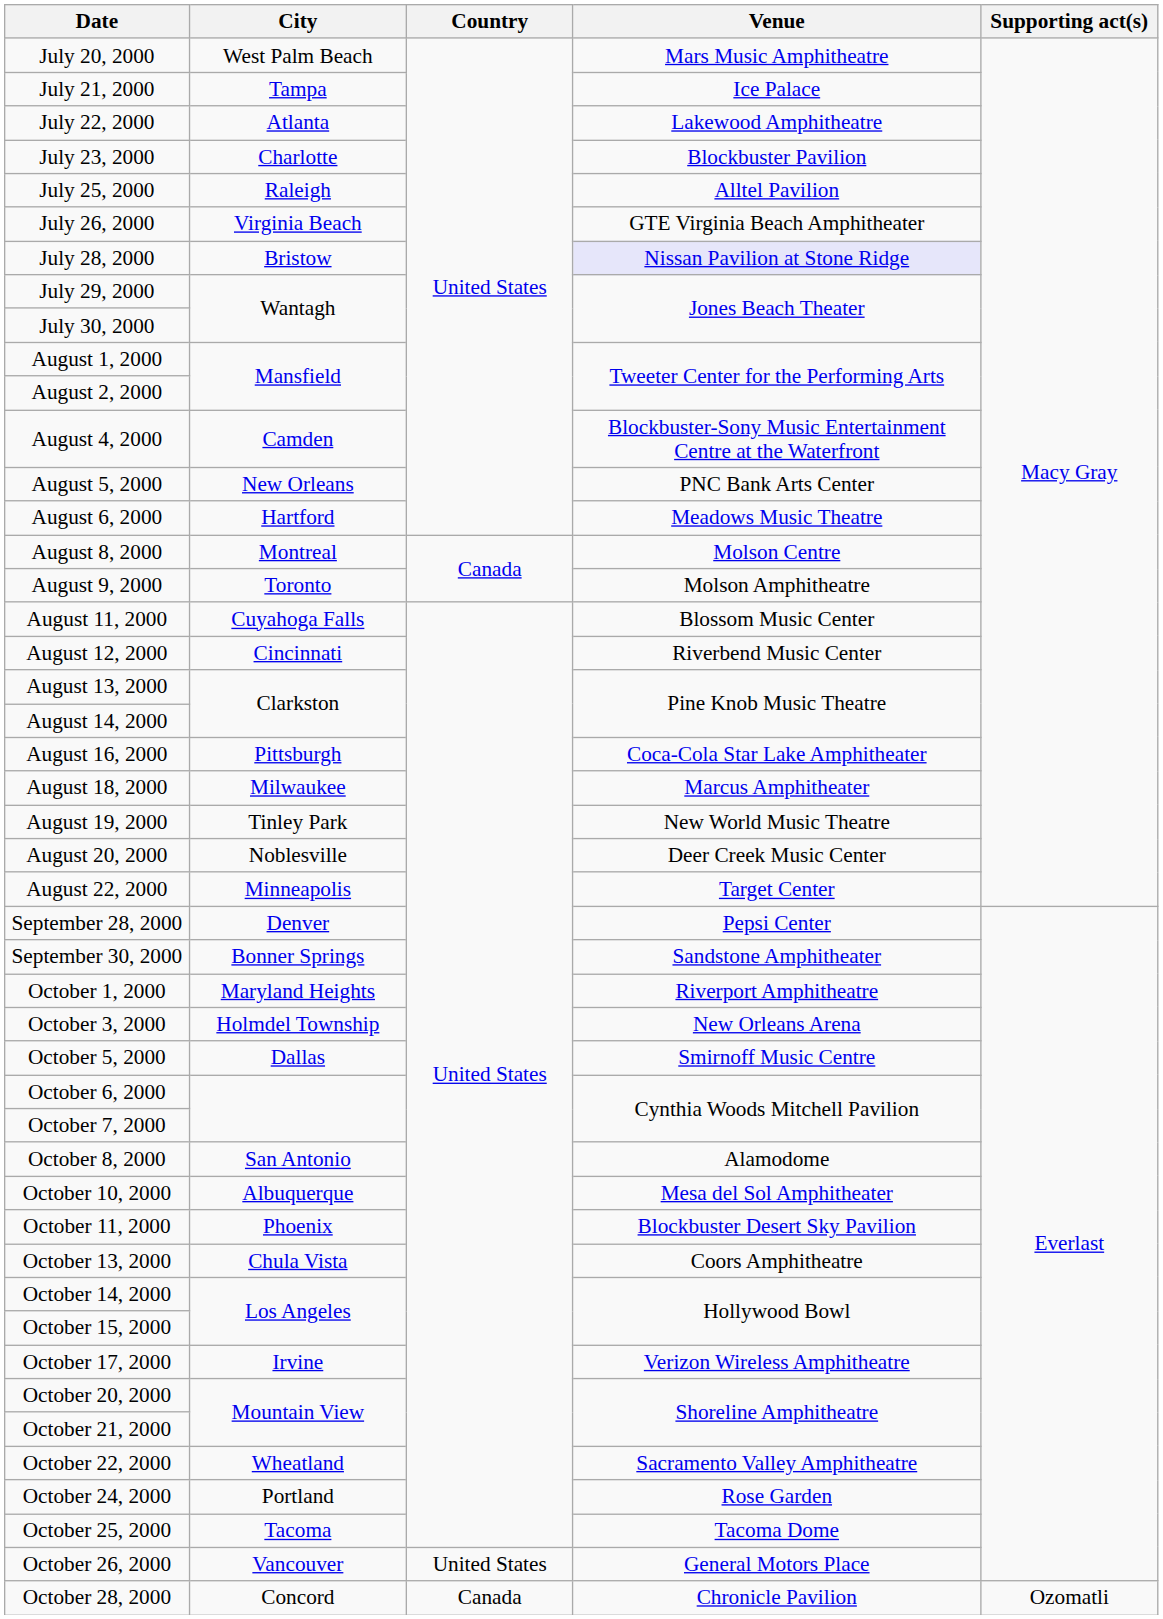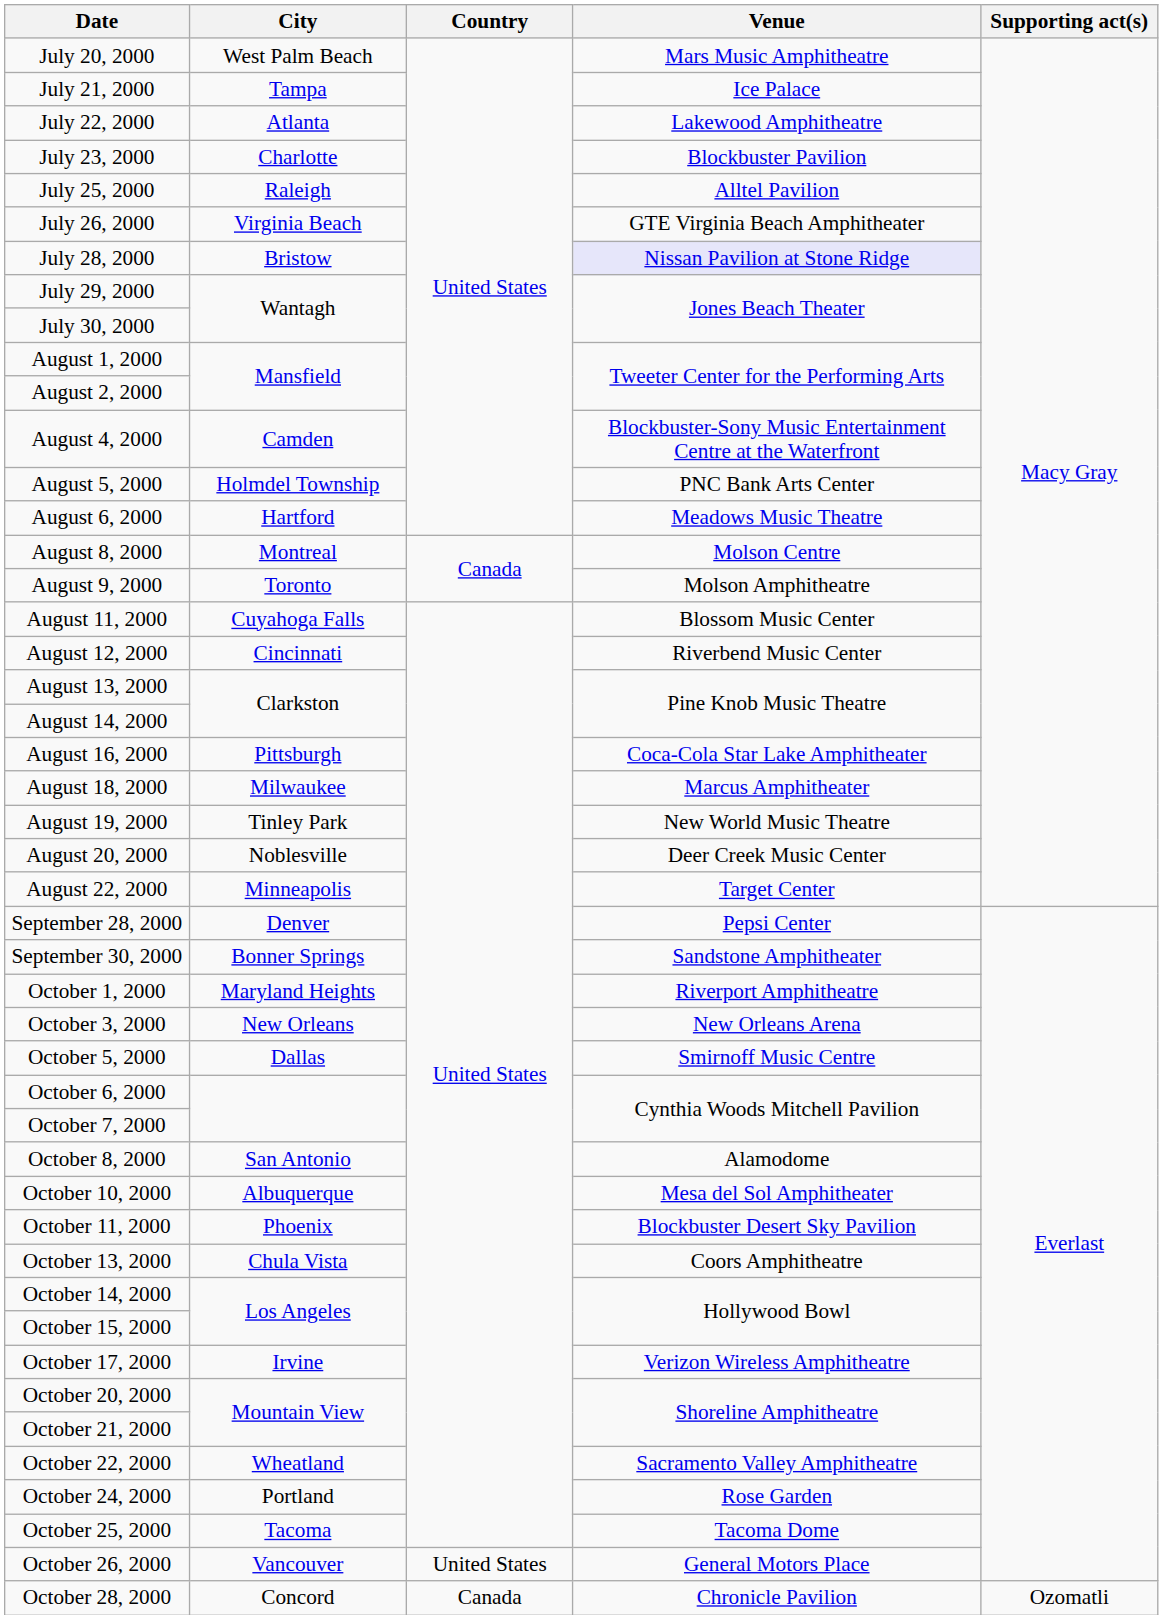(298, 484) New Orleans -> (298, 484) Holmdel Township
(298, 1024) Holmdel Township -> (298, 1024) New Orleans
